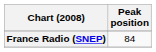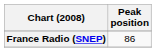(130, 39) 84 -> (130, 39) 86
